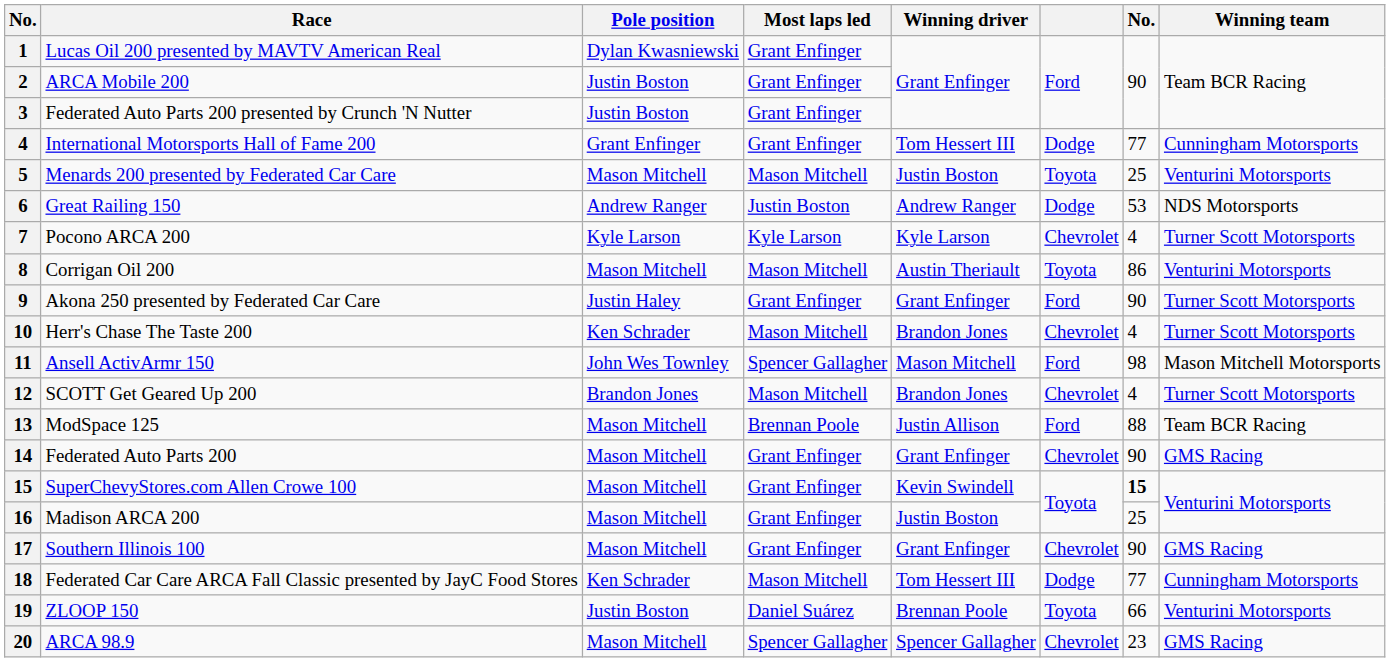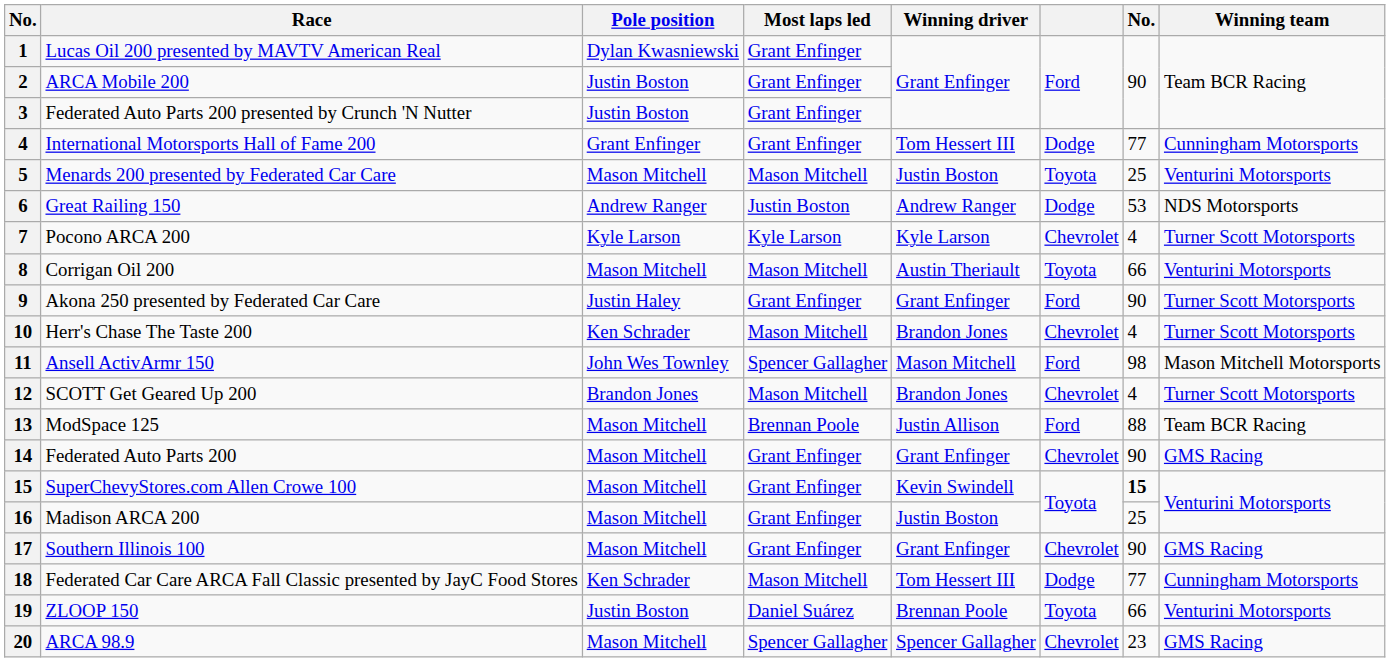(1137, 268) 86 -> (1137, 268) 66
